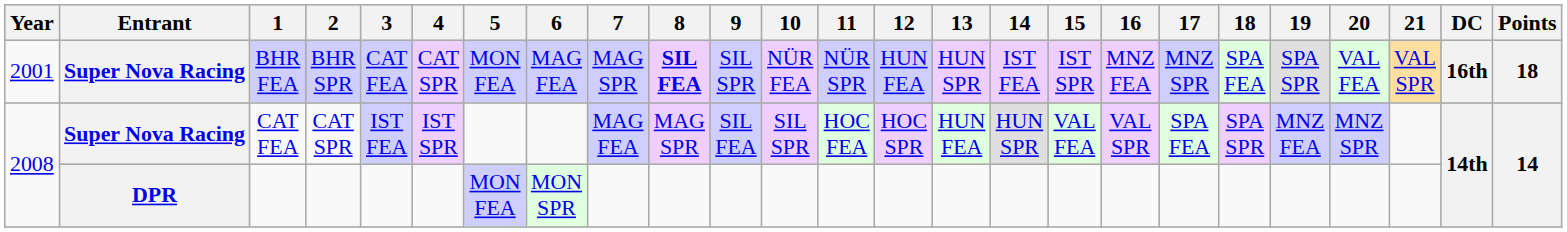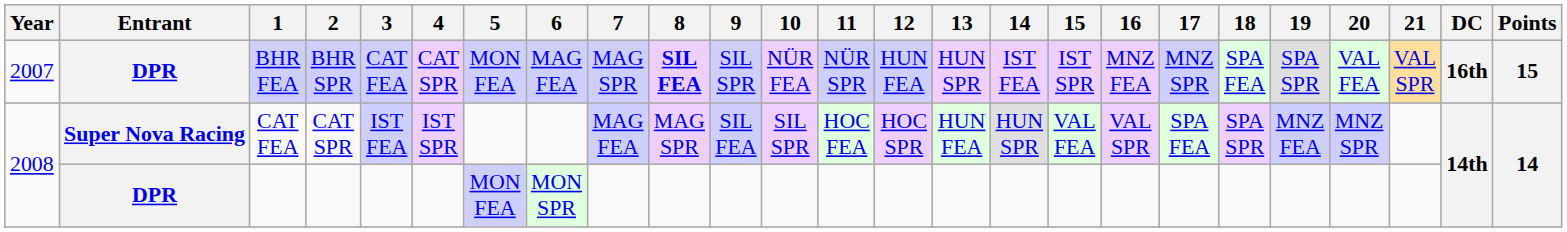(32, 71) 2001 -> (32, 71) 2007
(155, 71) Super Nova Racing -> (155, 71) DPR
(1527, 71) 18 -> (1527, 71) 15
